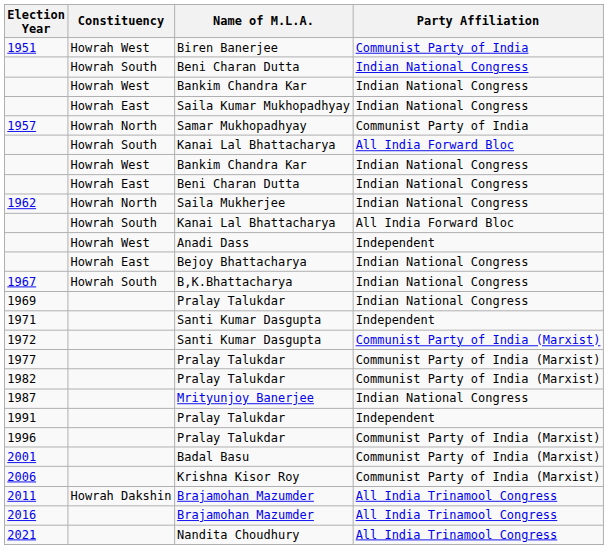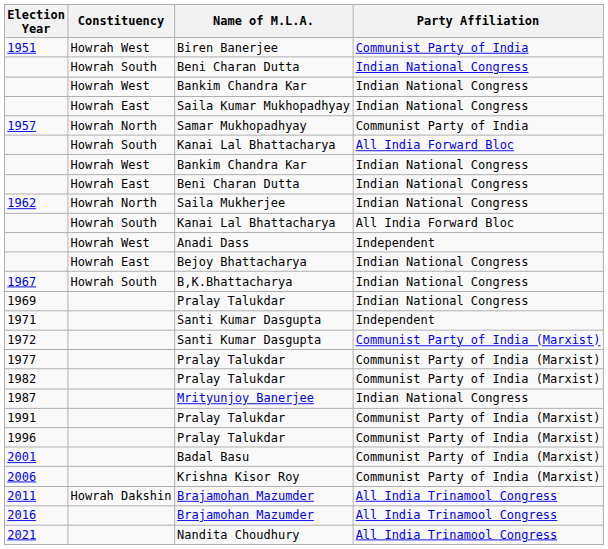(395, 418) Independent -> (478, 418) Communist Party of India (Marxist)
